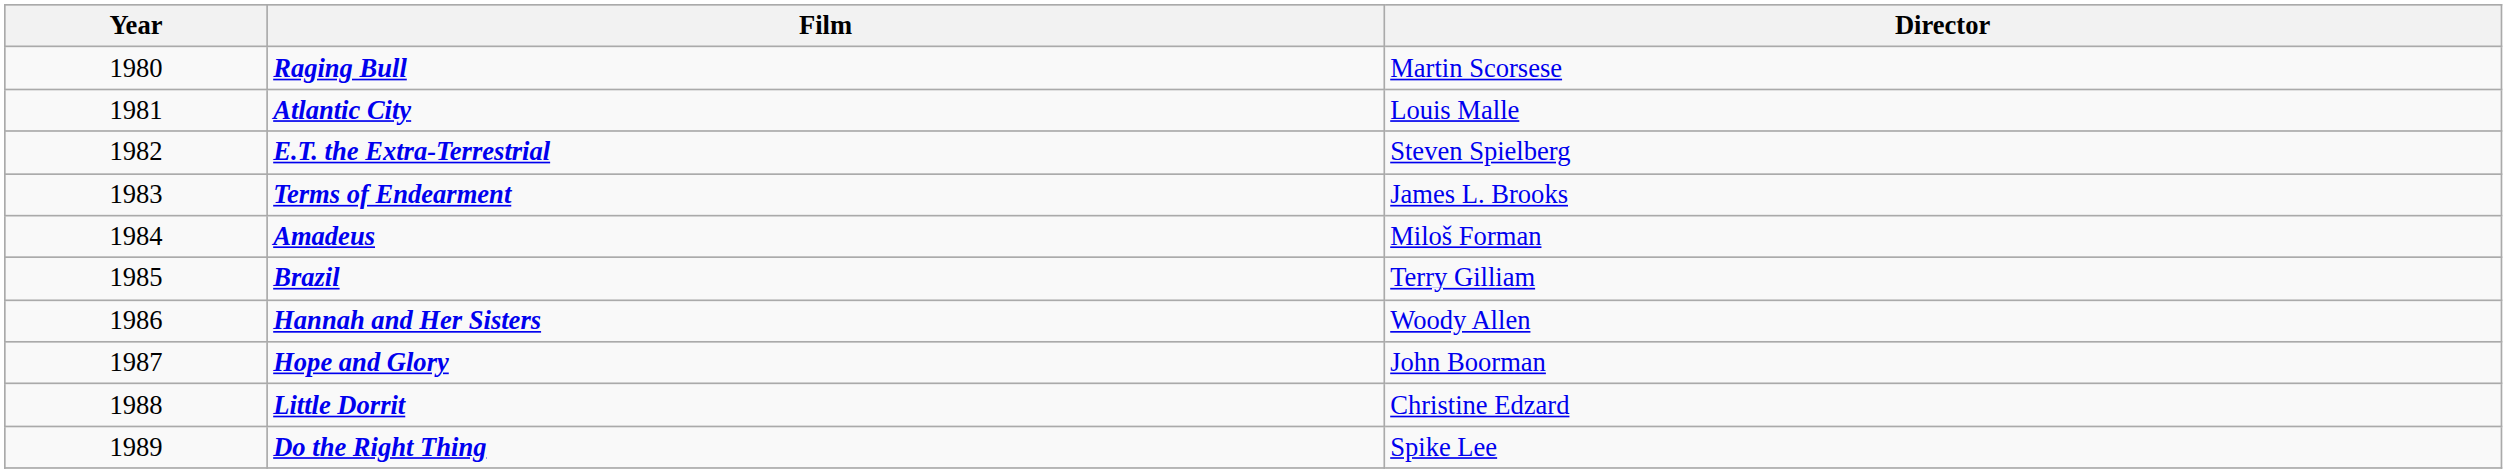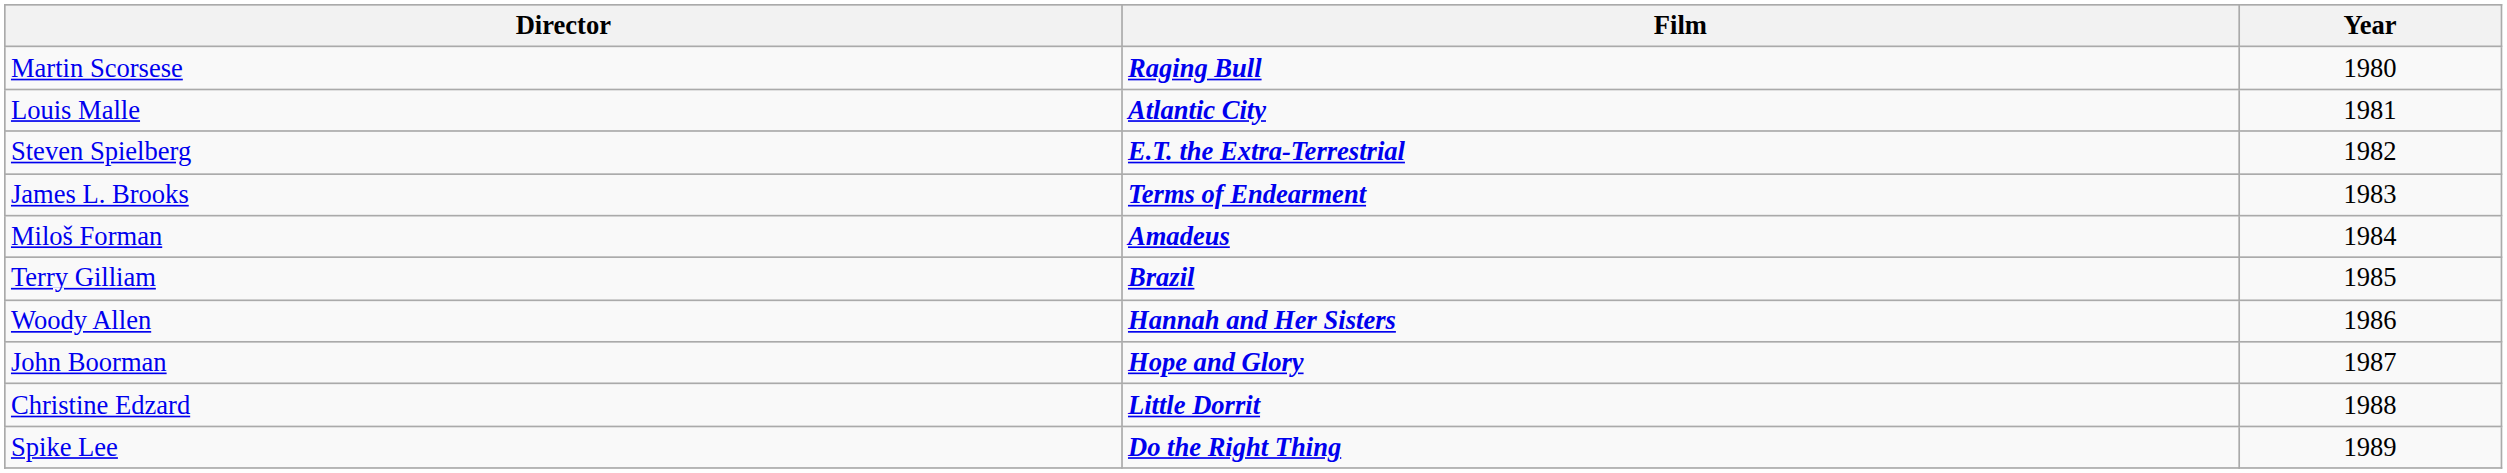columns swapped: (136, 25) <-> (1943, 25)
